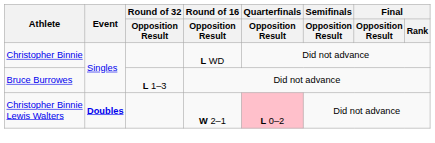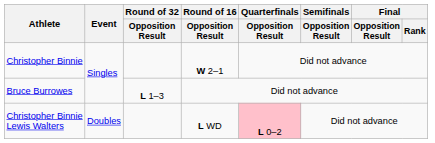(212, 61) L WD -> (210, 71) W 2–1
(105, 111) bold -> (104, 121) normal
(212, 121) W 2–1 -> (210, 126) L WD
